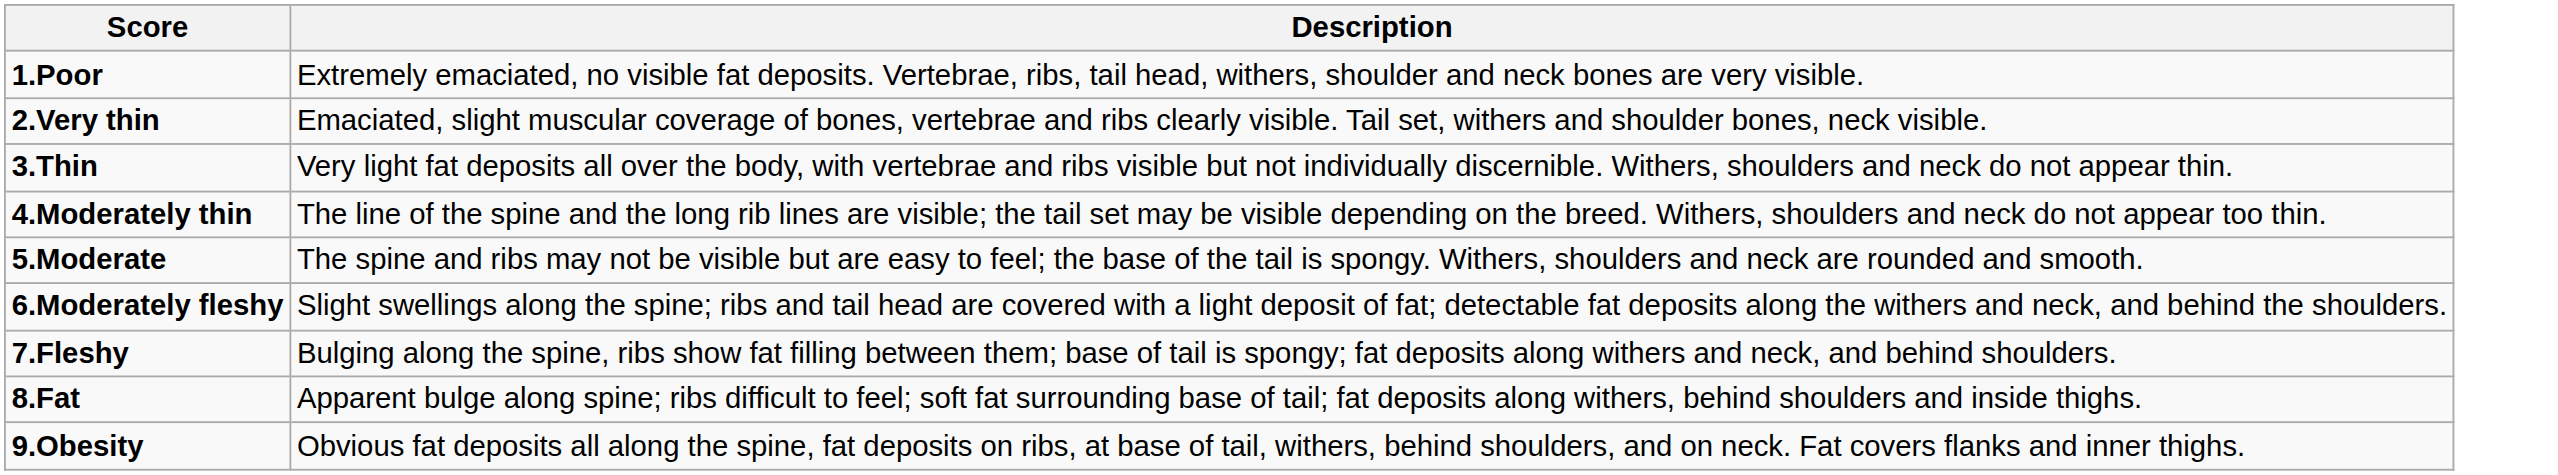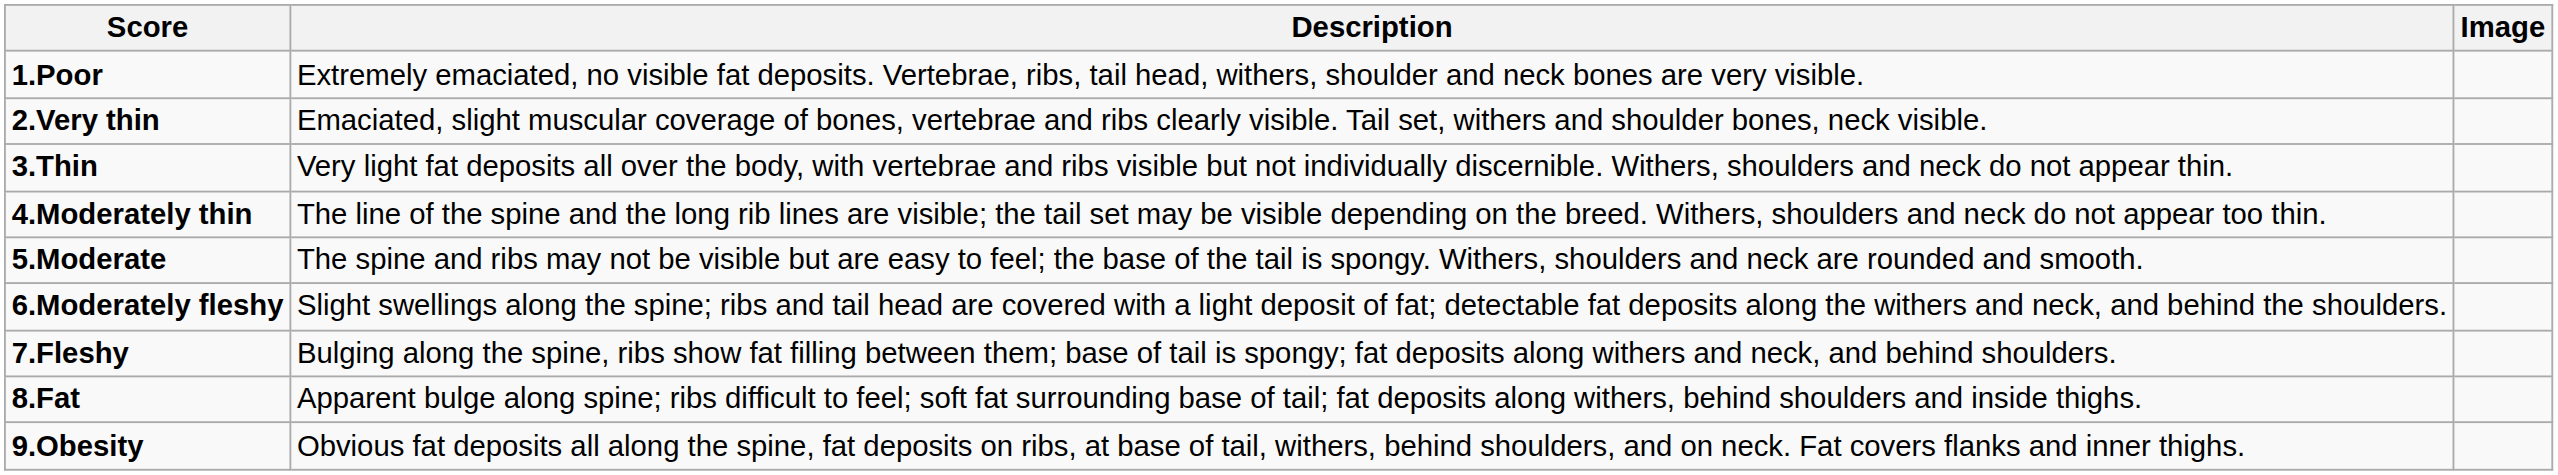+ column: (2503, 27)
